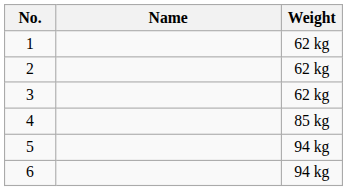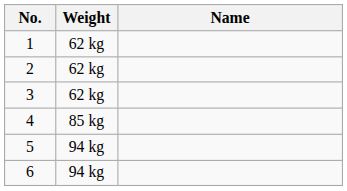columns swapped: (312, 17) <-> (168, 17)
